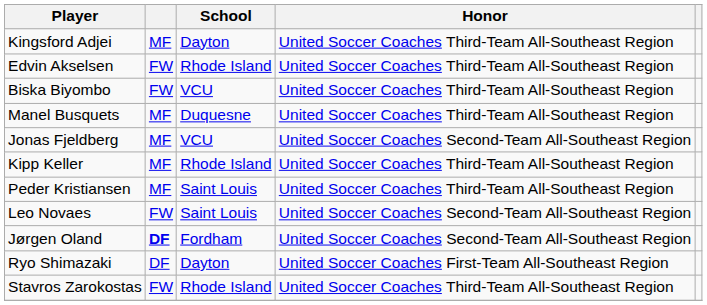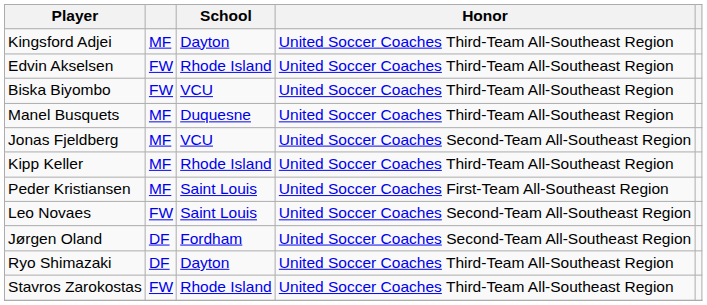(476, 189) United Soccer Coaches Third-Team All-Southeast Region -> (474, 189) United Soccer Coaches First-Team All-Southeast Region
(159, 238) bold -> (159, 238) normal
(474, 262) United Soccer Coaches First-Team All-Southeast Region -> (476, 262) United Soccer Coaches Third-Team All-Southeast Region
